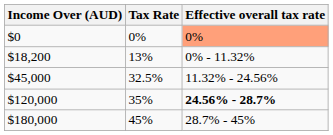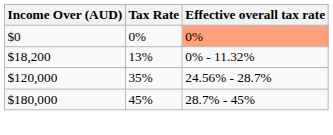- row: (29, 78)
(231, 99) bold -> (228, 78) normal
